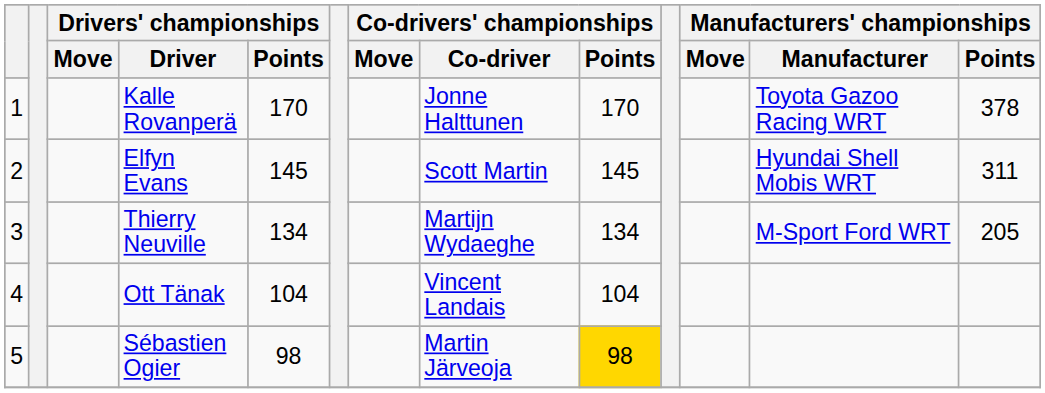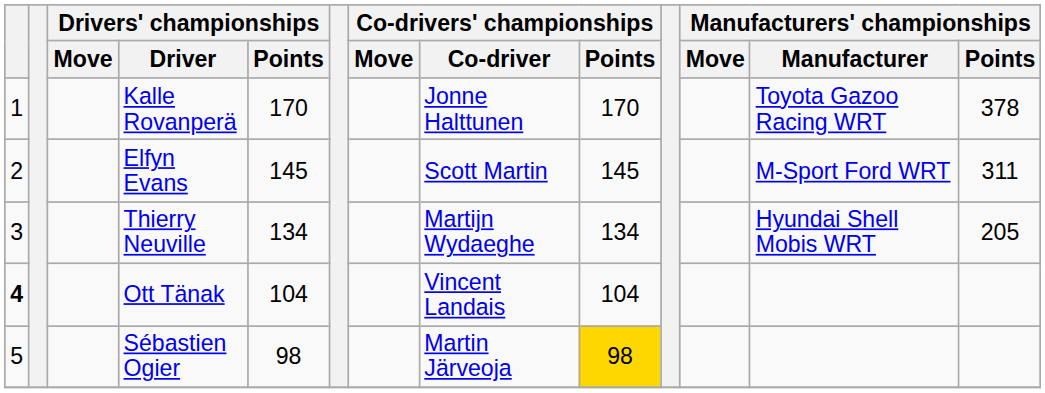(827, 170) Hyundai Shell Mobis WRT -> (853, 170) M-Sport Ford WRT
(853, 232) M-Sport Ford WRT -> (827, 232) Hyundai Shell Mobis WRT
(17, 294) normal -> (17, 294) bold
